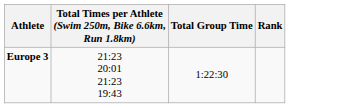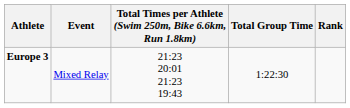+ column: (81, 26)
